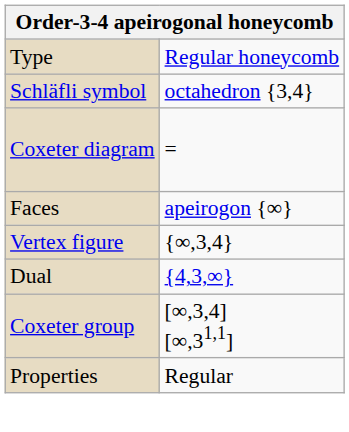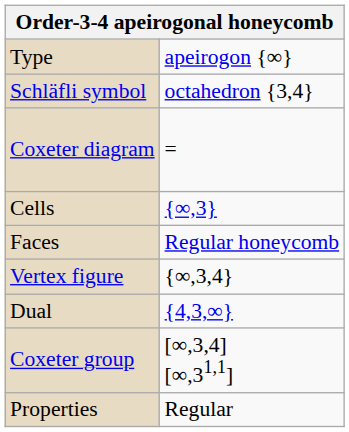(252, 56) Regular honeycomb -> (229, 56) apeirogon {∞}
+ row: (32, 207)
(229, 207) apeirogon {∞} -> (252, 242) Regular honeycomb
